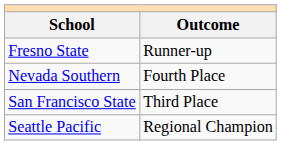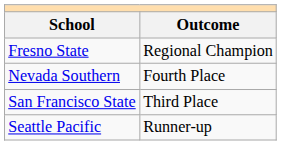(178, 50) Runner-up -> (208, 50) Regional Champion
(208, 127) Regional Champion -> (178, 127) Runner-up
